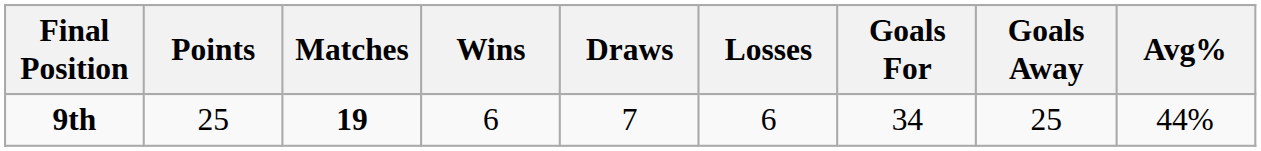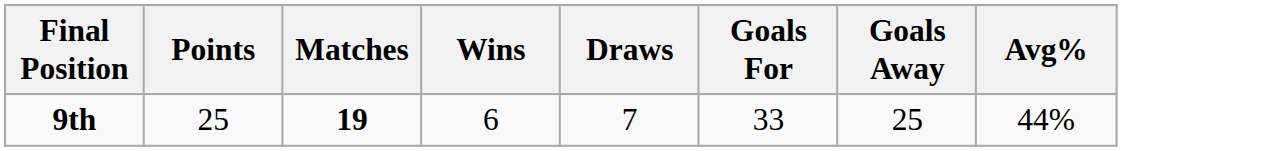- column: (769, 49)
(907, 119) 34 -> (769, 119) 33
